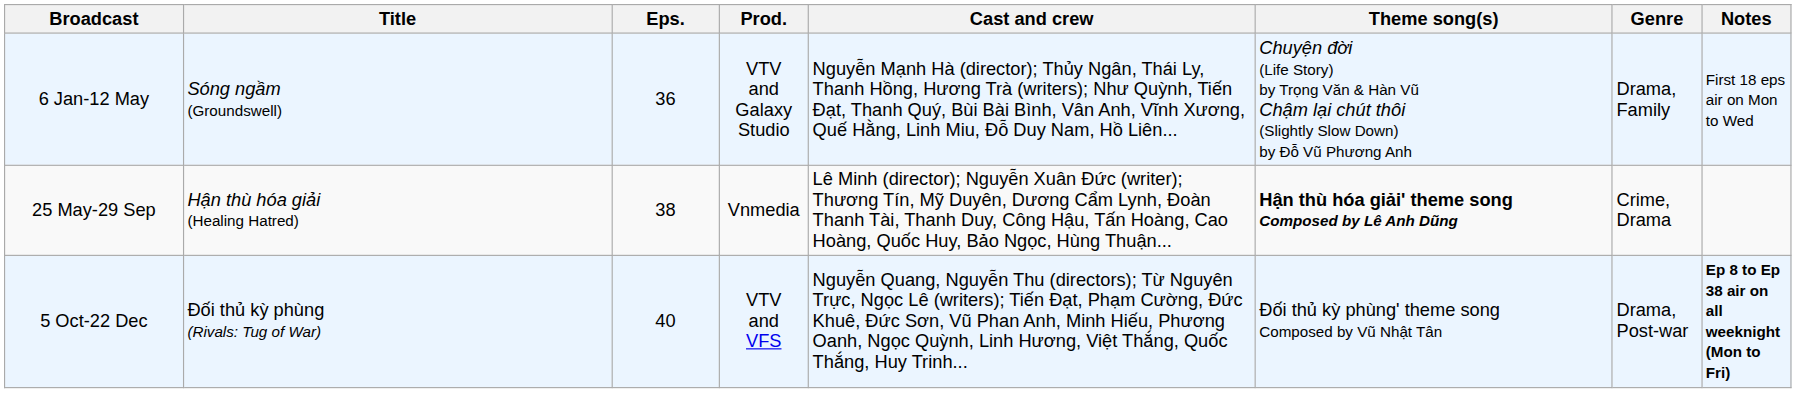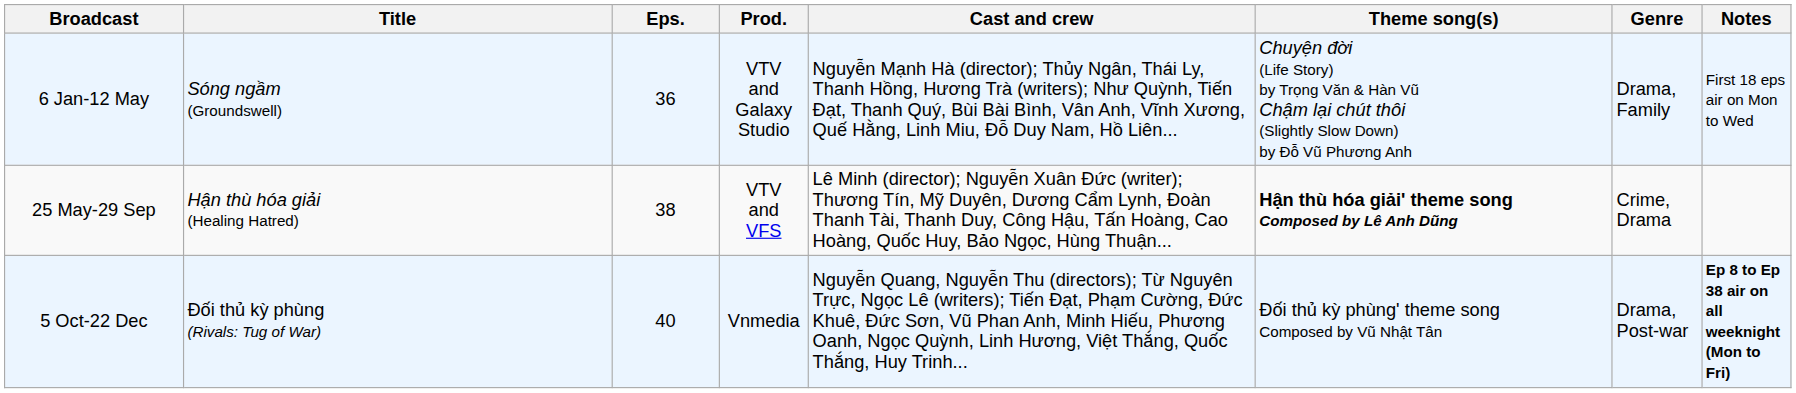(764, 210) Vnmedia -> (764, 210) VTV and VFS
(764, 321) VTV and VFS -> (764, 321) Vnmedia
